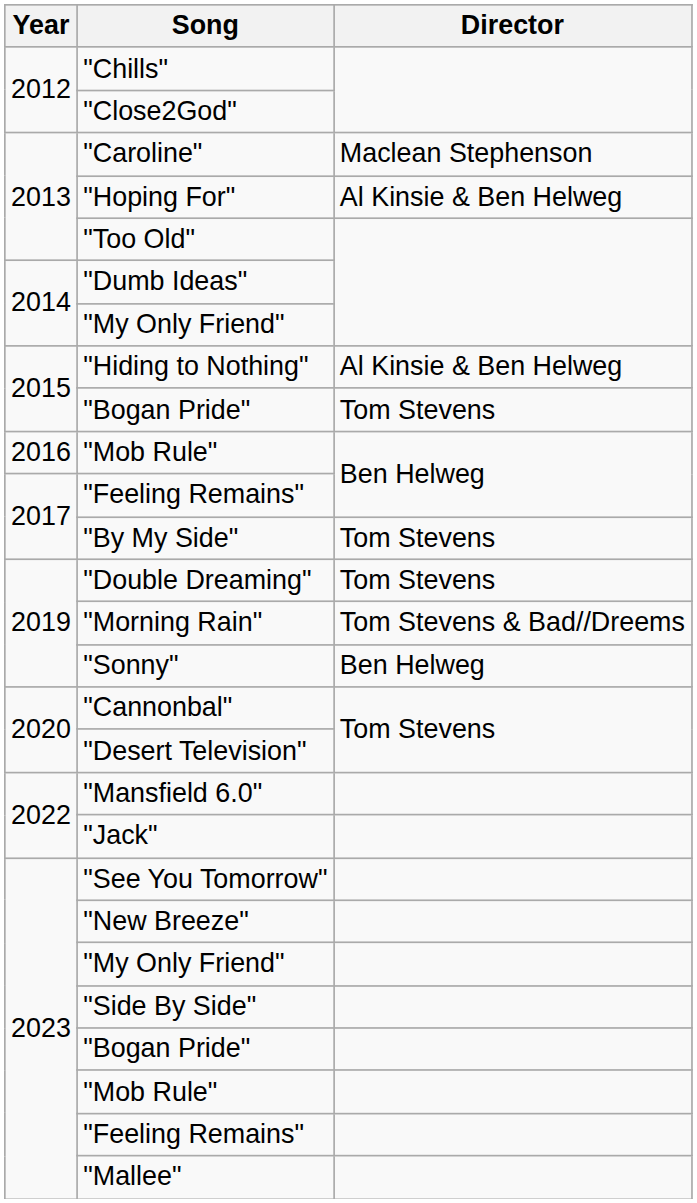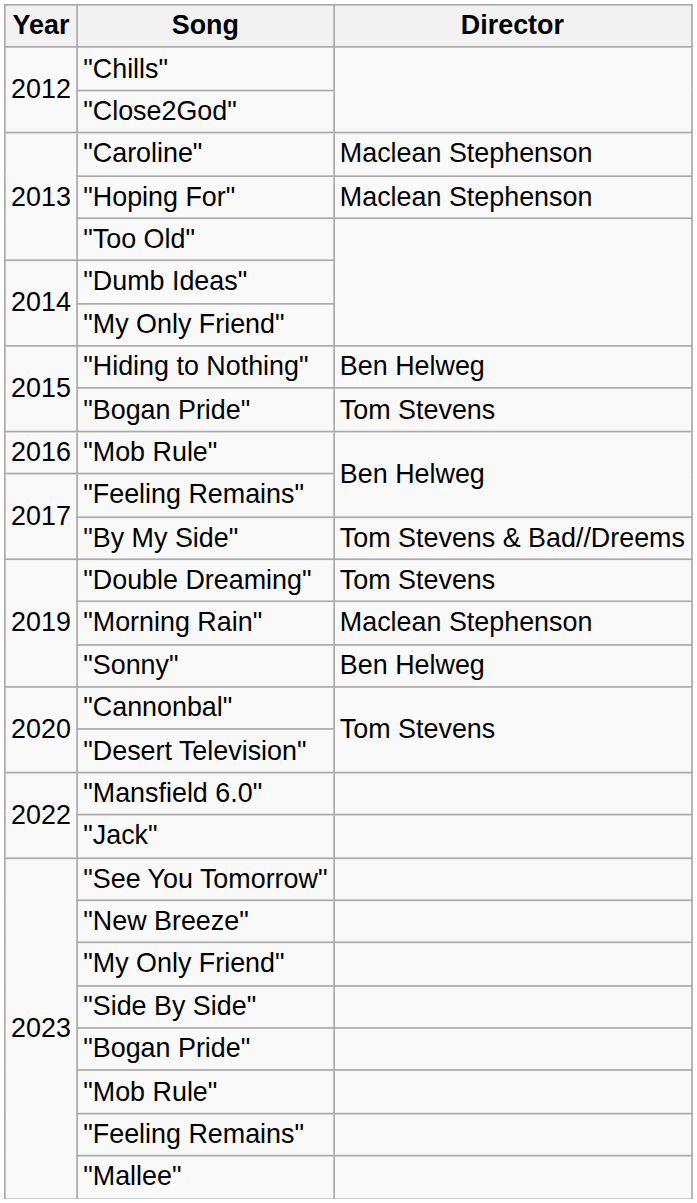(481, 196) Al Kinsie & Ben Helweg -> (466, 196) Maclean Stephenson
(481, 366) Al Kinsie & Ben Helweg -> (412, 366) Ben Helweg
(418, 537) Tom Stevens -> (512, 537) Tom Stevens & Bad//Dreems
(512, 622) Tom Stevens & Bad//Dreems -> (466, 622) Maclean Stephenson
